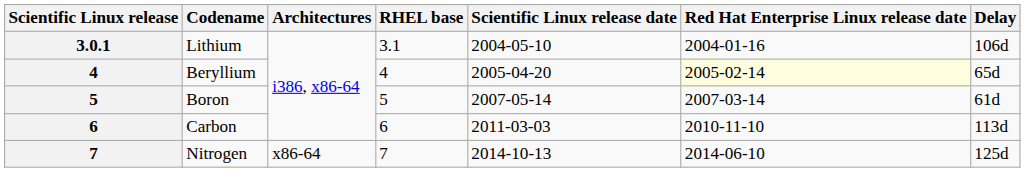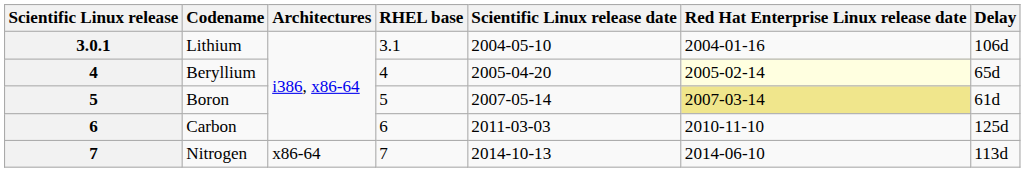(725, 99) no background -> (725, 99) khaki background
(991, 126) 113d -> (991, 126) 125d
(991, 153) 125d -> (991, 153) 113d
